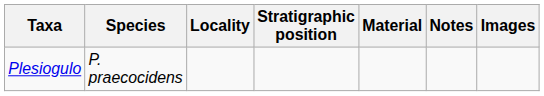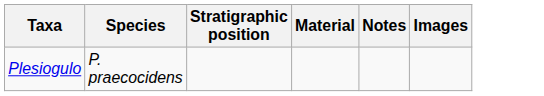- column: (220, 25)
